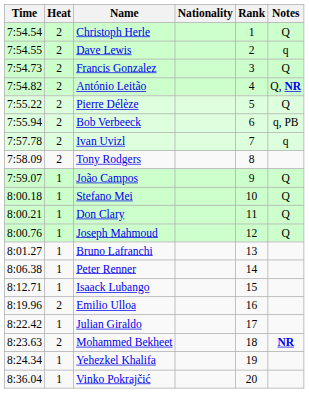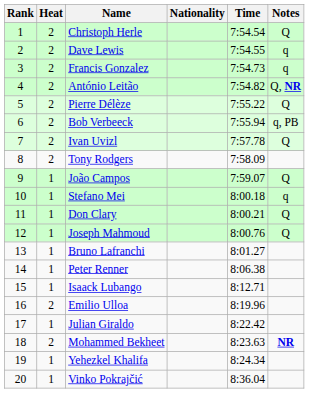columns swapped: (252, 13) <-> (24, 13)
(286, 68) Q -> (286, 68) q
(286, 141) q -> (286, 141) Q
(286, 196) Q -> (286, 196) q
